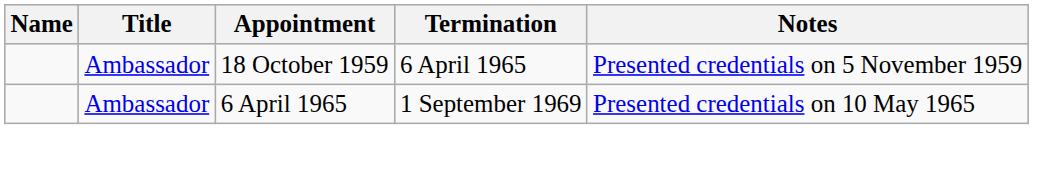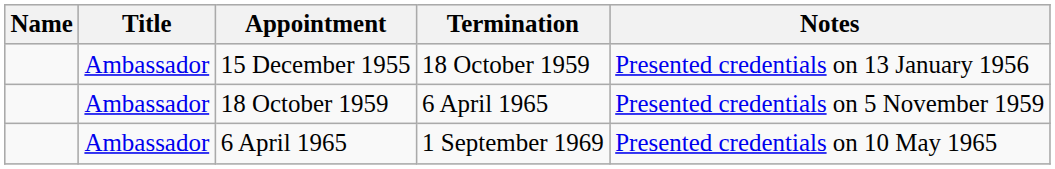+ row: (316, 63)
